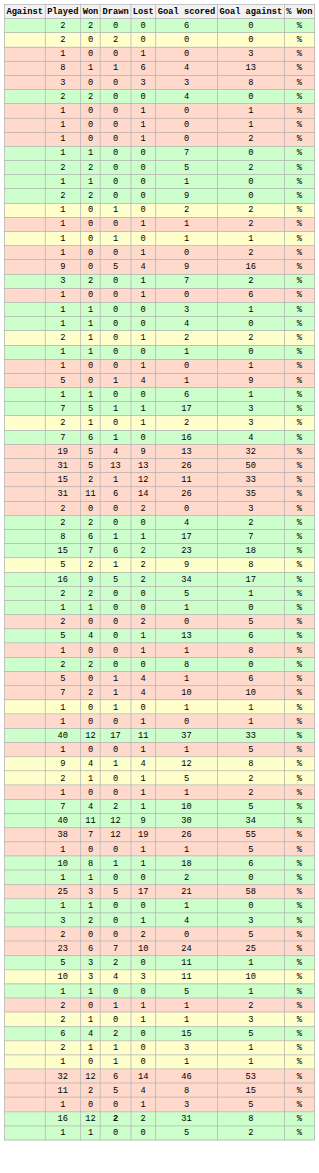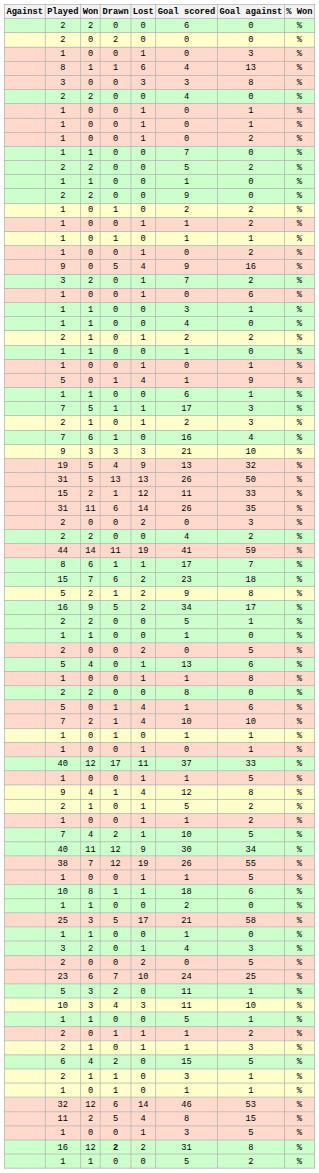+ row: (63, 451)
+ row: (63, 551)
